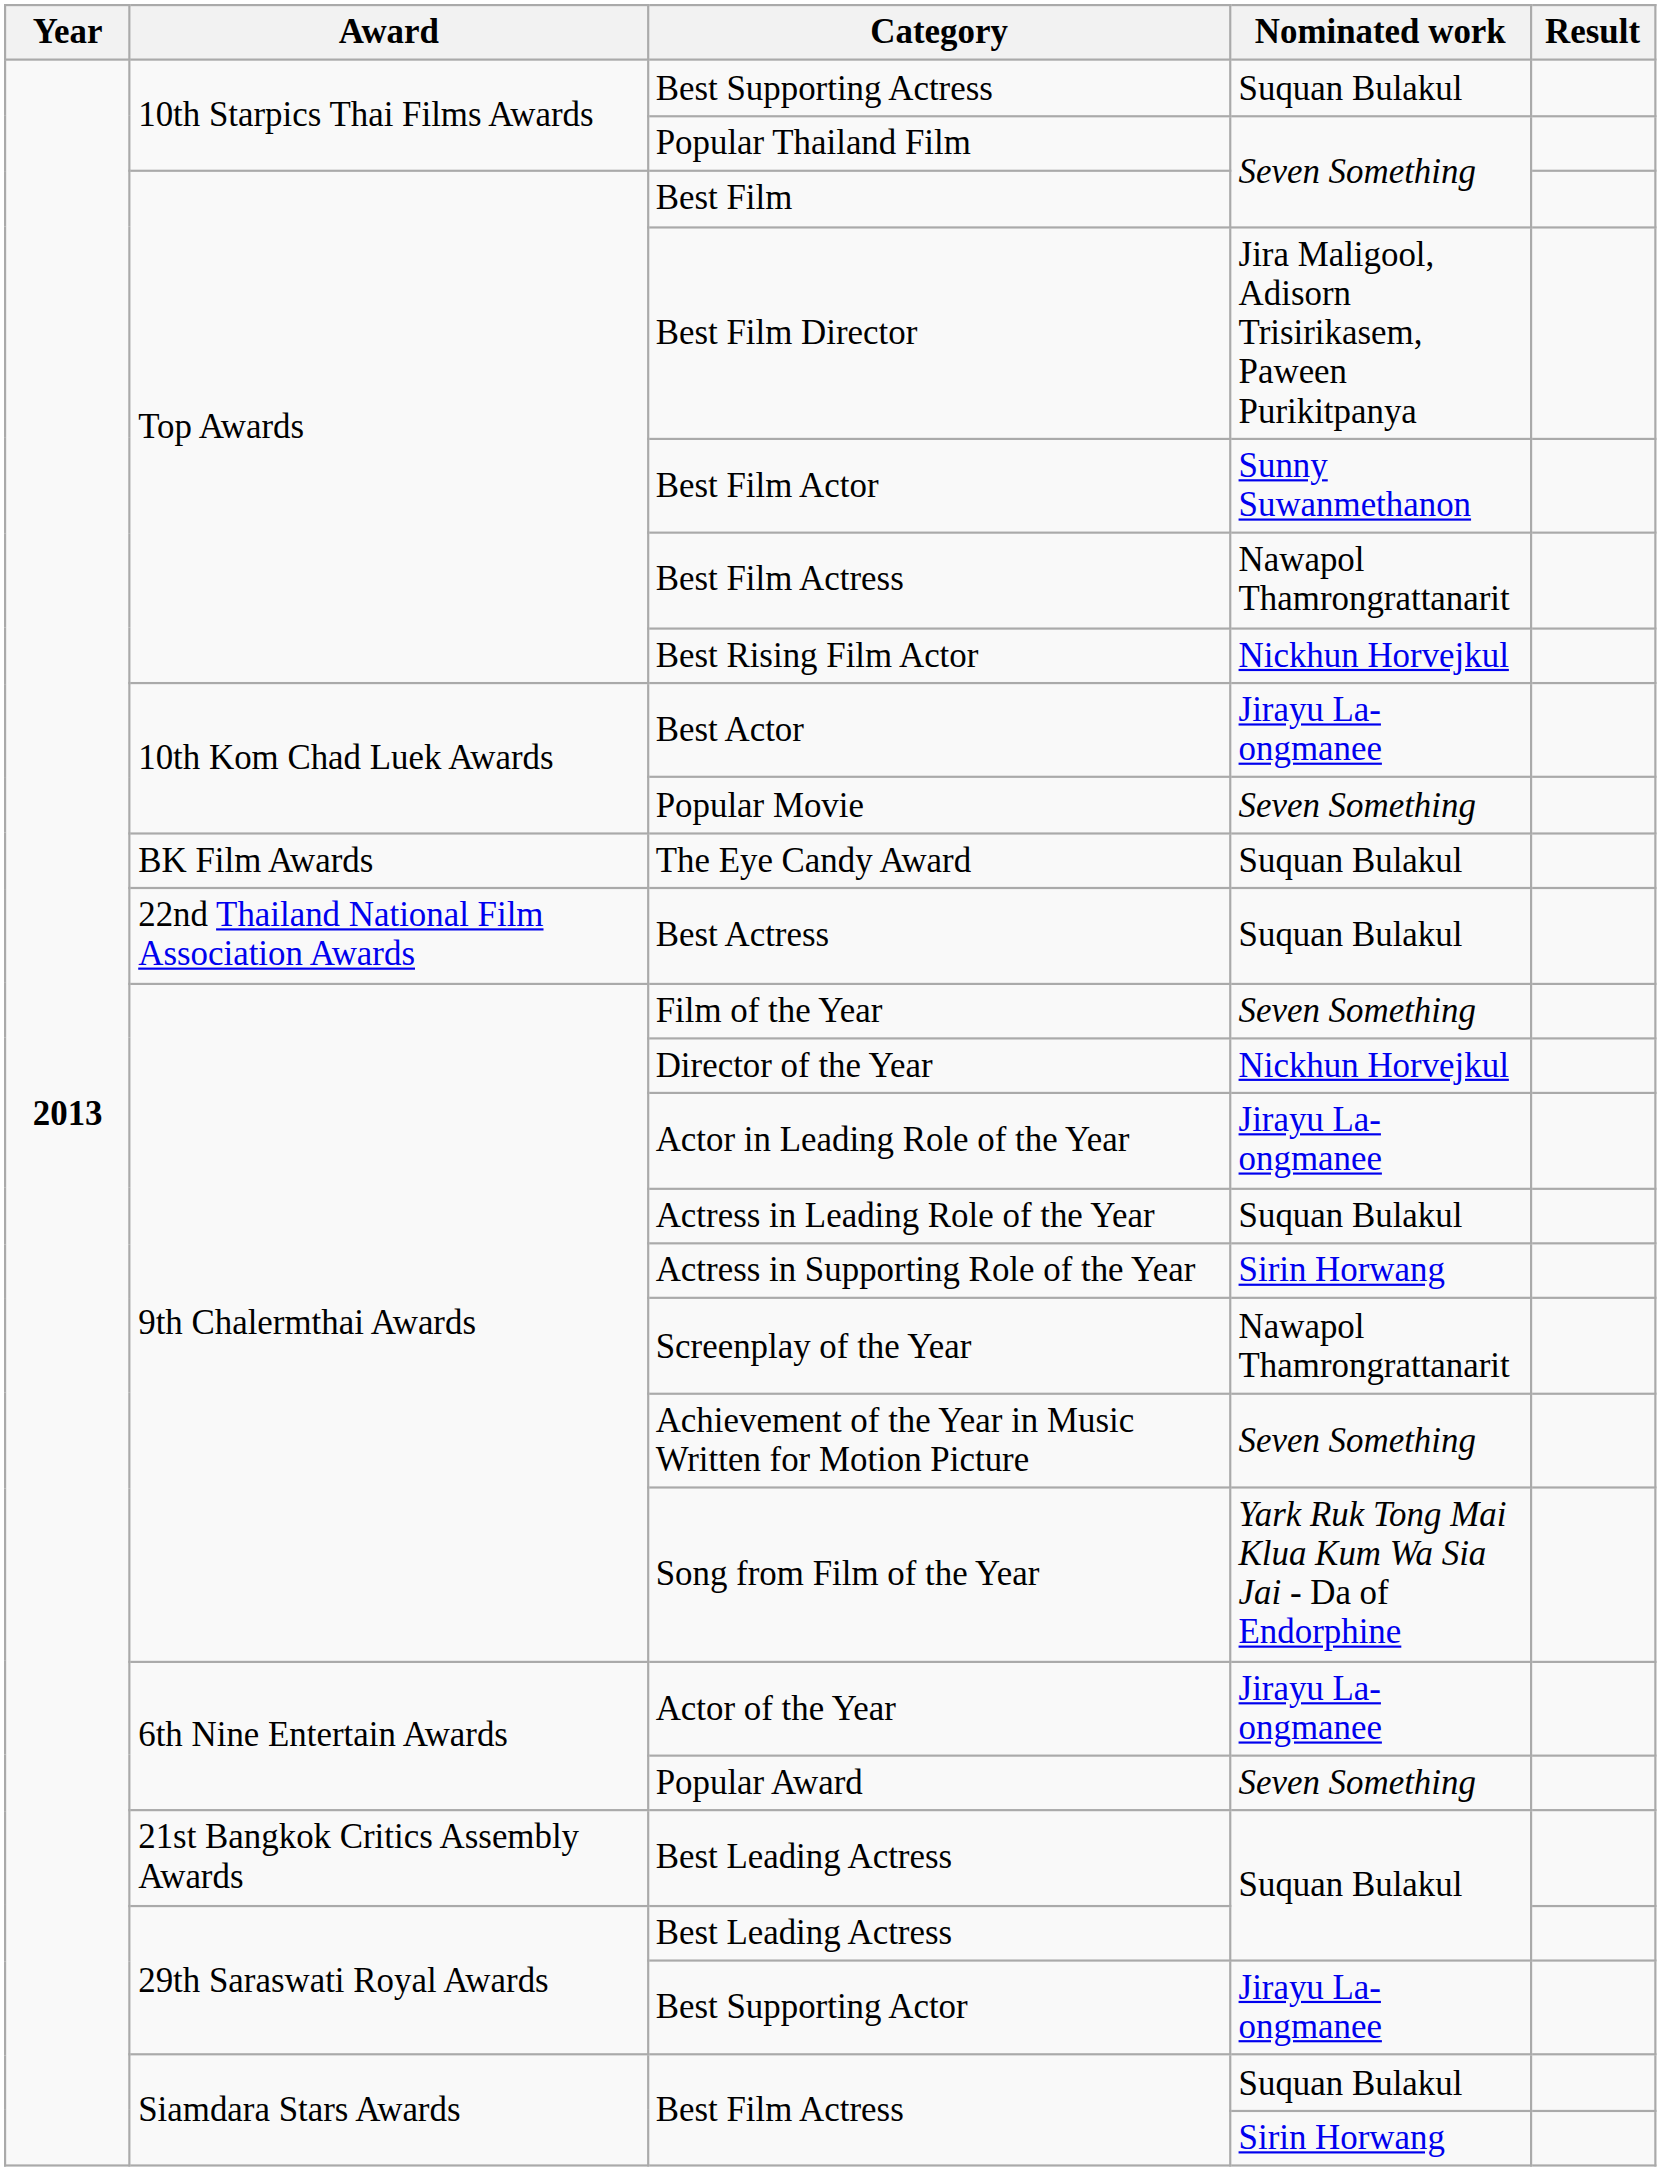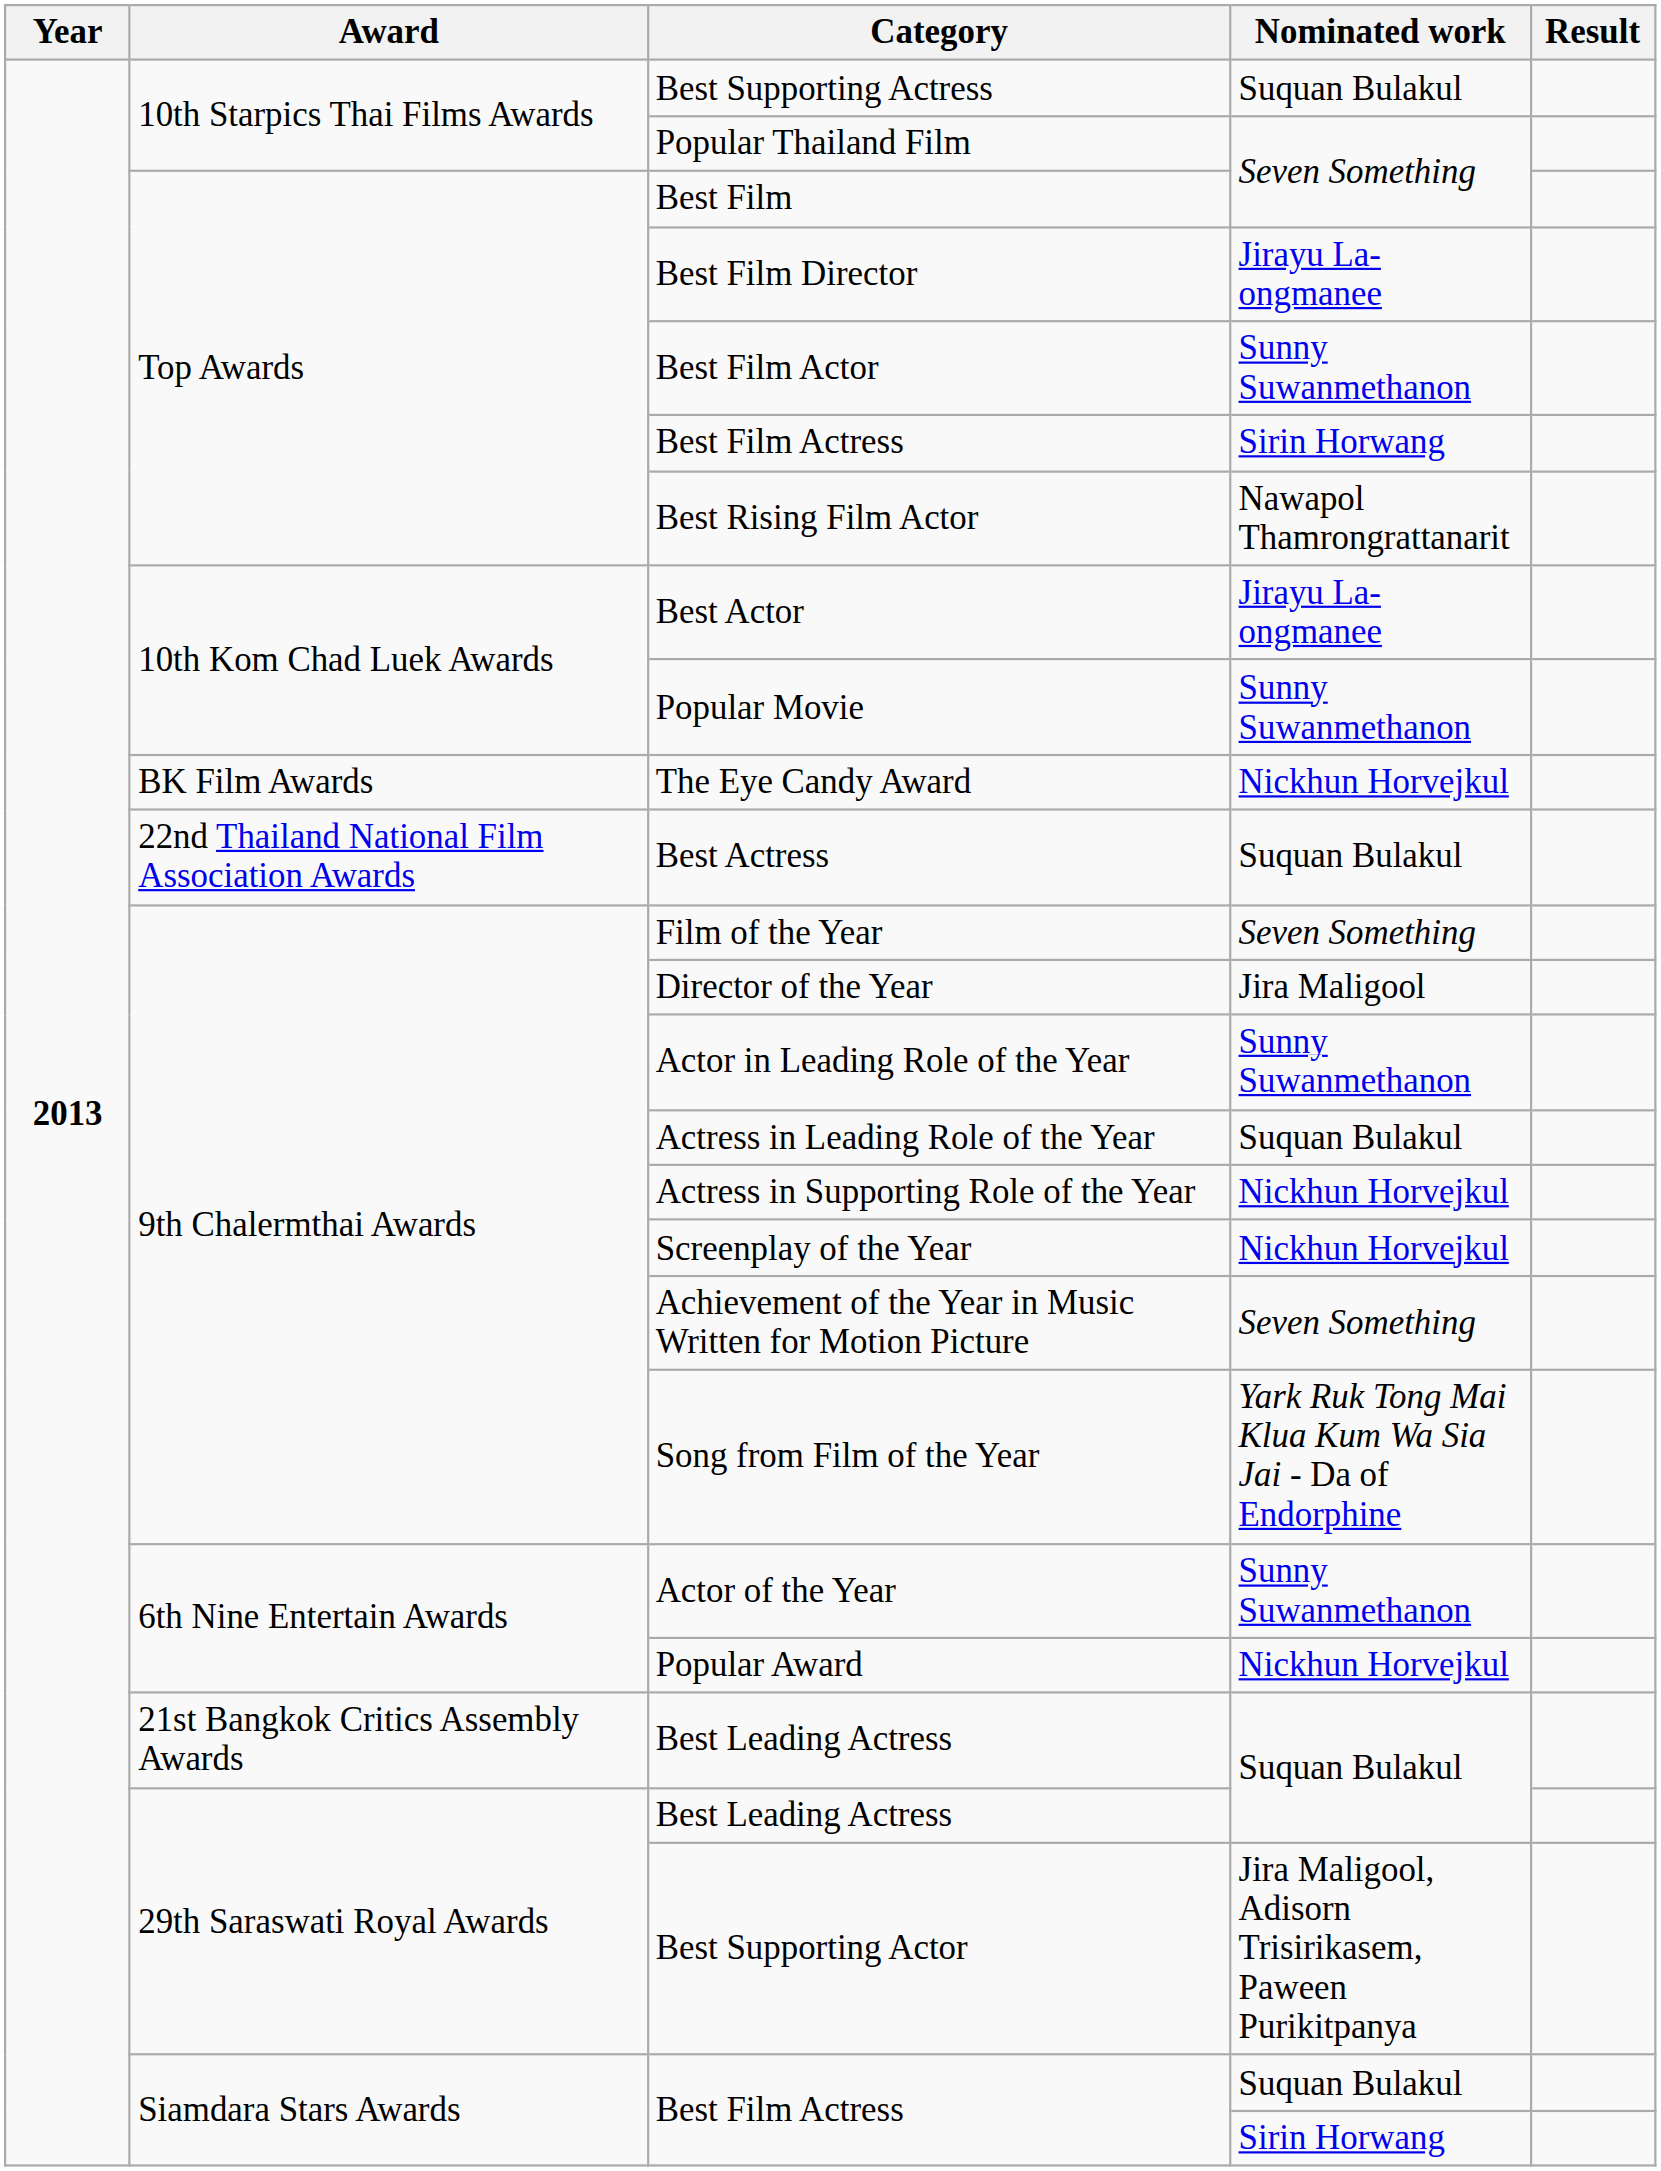(1336, 331) Jira Maligool, Adisorn Trisirikasem, Paween Purikitpanya -> (1310, 273) Jirayu La-ongmanee
(1374, 579) Nawapol Thamrongrattanarit -> (1342, 442) Sirin Horwang
(1374, 654) Nickhun Horvejkul -> (1374, 517) Nawapol Thamrongrattanarit
(1357, 804) Seven Something -> (1355, 706) Sunny Suwanmethanon
(1350, 860) Suquan Bulakul -> (1374, 781) Nickhun Horvejkul
(1374, 1065) Nickhun Horvejkul -> (1332, 986) Jira Maligool
(1310, 1140) Jirayu La-ongmanee -> (1355, 1061) Sunny Suwanmethanon
(1342, 1270) Sirin Horwang -> (1374, 1191) Nickhun Horvejkul
(1374, 1345) Nawapol Thamrongrattanarit -> (1374, 1247) Nickhun Horvejkul
(1310, 1707) Jirayu La-ongmanee -> (1355, 1589) Sunny Suwanmethanon
(1357, 1782) Seven Something -> (1374, 1664) Nickhun Horvejkul
(1310, 2007) Jirayu La-ongmanee -> (1336, 1948) Jira Maligool, Adisorn Trisirikasem, Paween Purikitpanya
